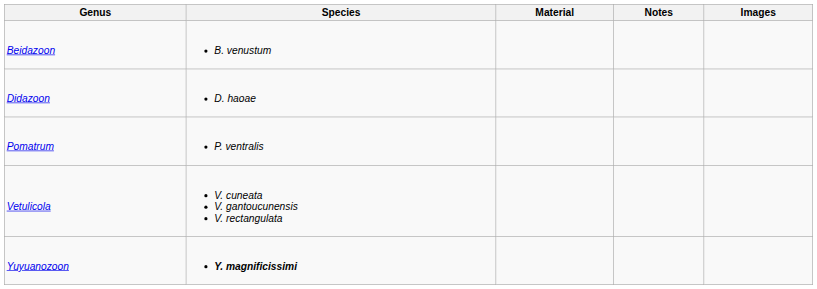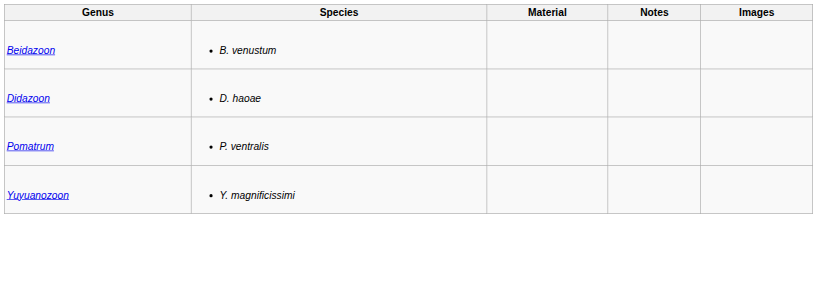- row: (29, 206)
(341, 266) bold -> (339, 195) normal
